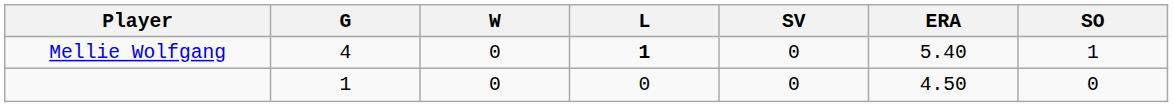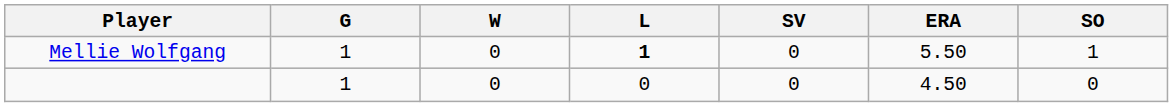(345, 53) 4 -> (345, 53) 1
(943, 53) 5.40 -> (943, 53) 5.50
